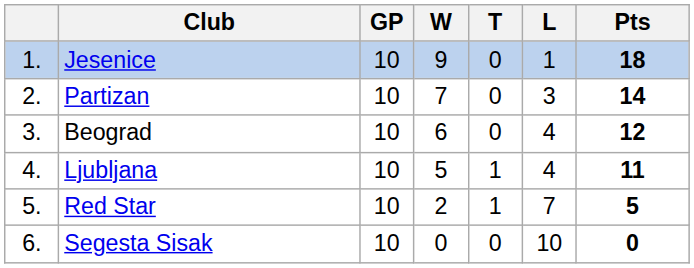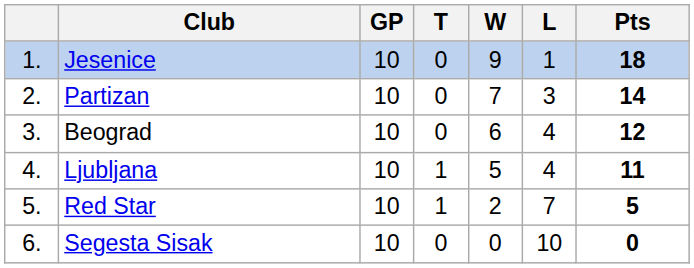columns swapped: (441, 22) <-> (495, 22)
